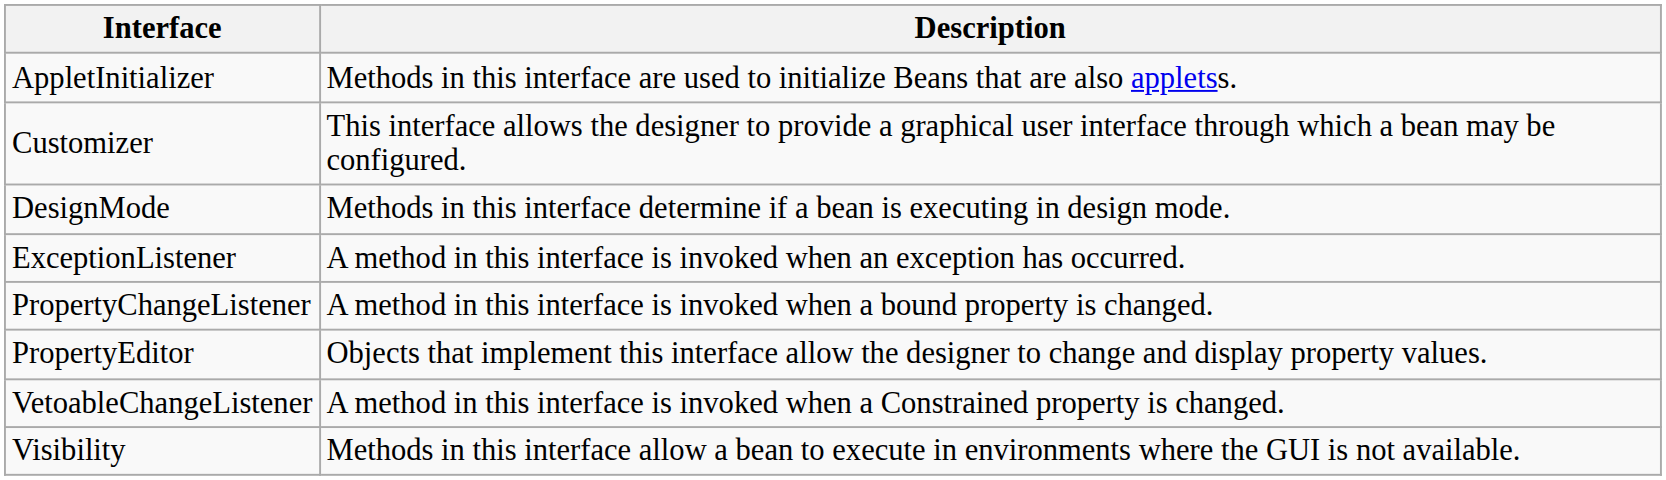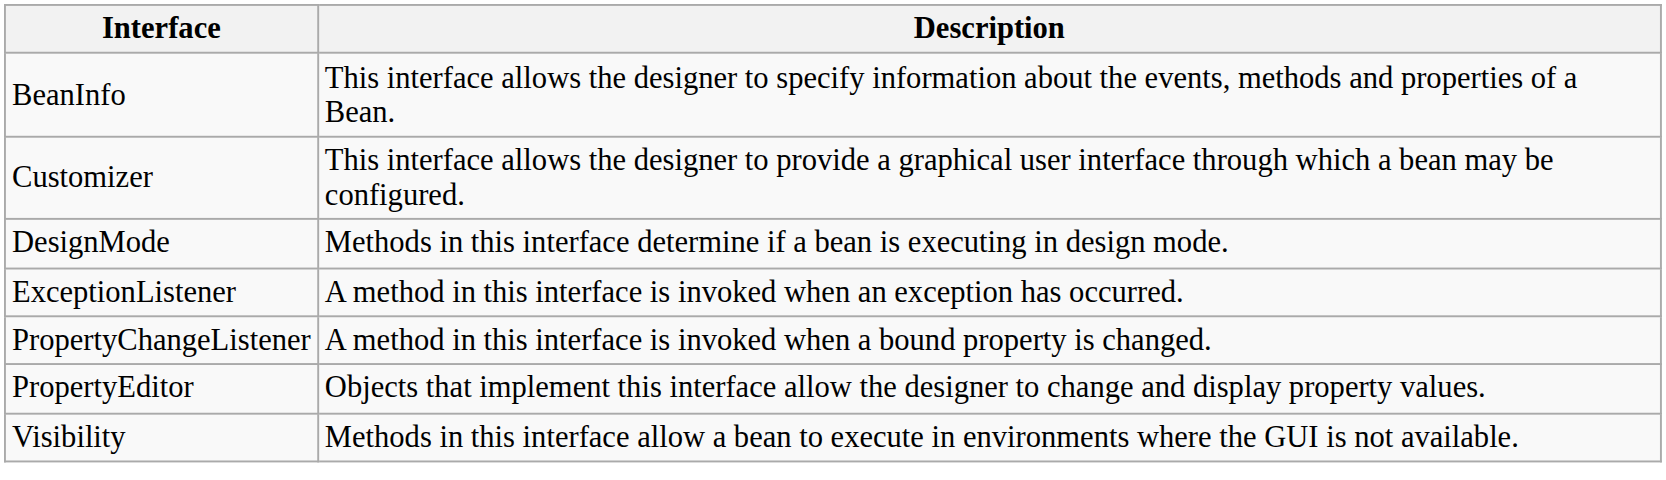- row: (113, 77)
+ row: (69, 94)
- row: (162, 402)
